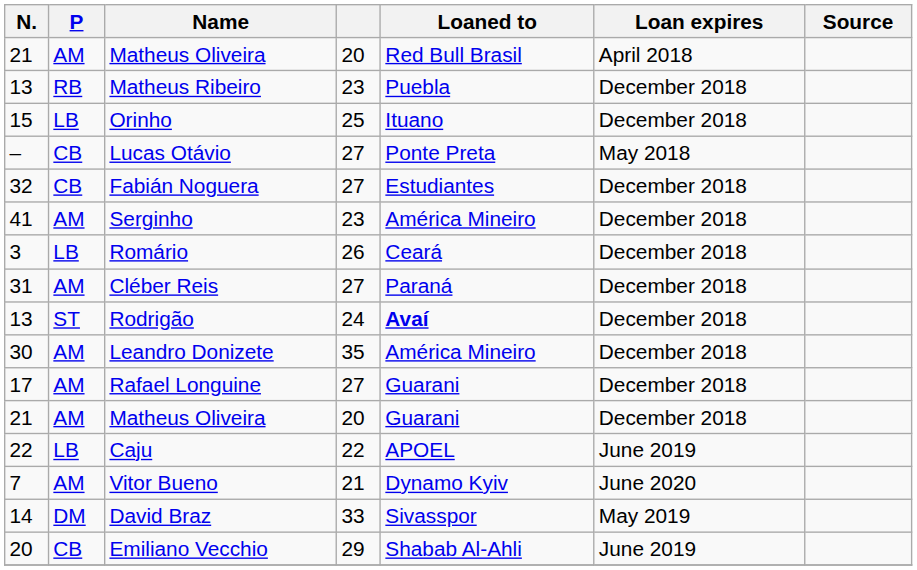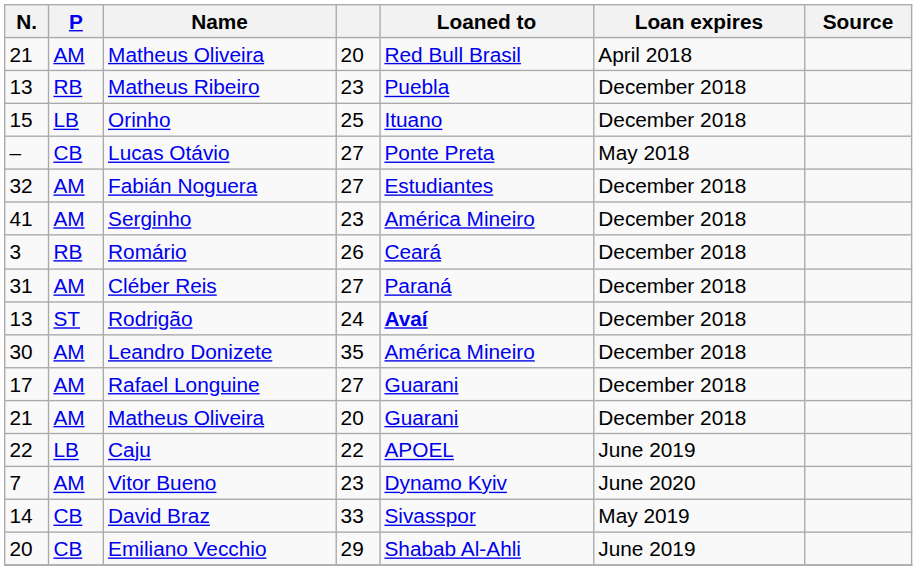(68, 186) CB -> (69, 186) AM
(66, 252) LB -> (68, 252) RB
(353, 483) 21 -> (352, 483) 23
(70, 516) DM -> (68, 516) CB
